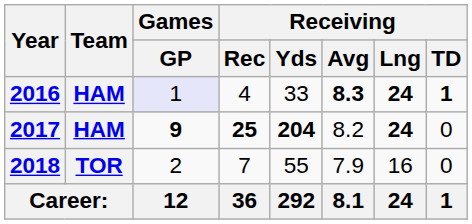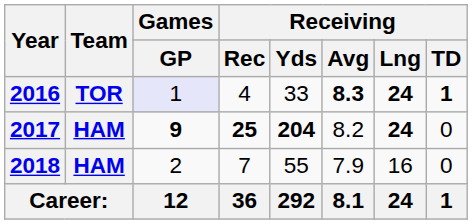(99, 93) HAM -> (99, 93) TOR
(99, 165) TOR -> (99, 165) HAM
